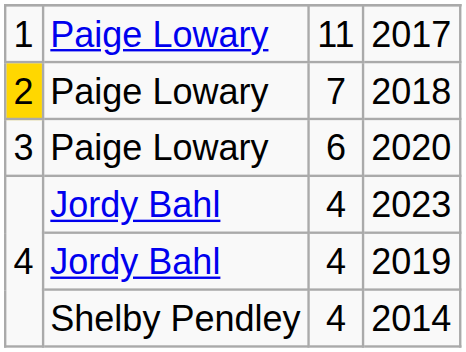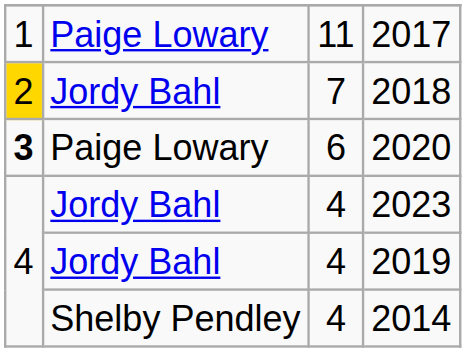(159, 91) Paige Lowary -> (135, 91) Jordy Bahl
(24, 148) normal -> (24, 148) bold
